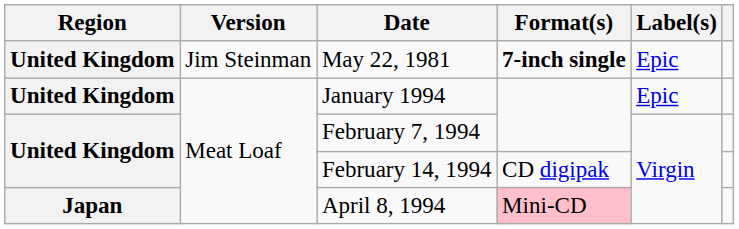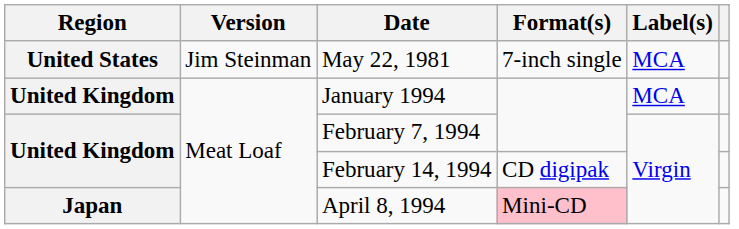(92, 59) United Kingdom -> (92, 59) United States
(564, 59) bold -> (562, 59) normal
(657, 59) Epic -> (659, 59) MCA
(657, 95) Epic -> (659, 95) MCA
